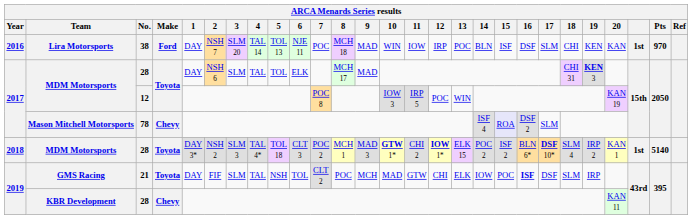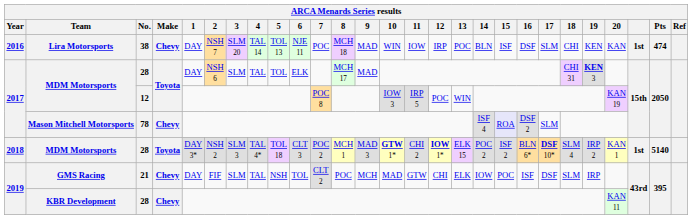(168, 47) Ford -> (168, 47) Chevy
(660, 47) 970 -> (660, 47) 474
(168, 176) Toyota -> (168, 176) Chevy
(528, 176) bold -> (528, 176) normal
